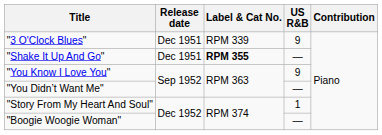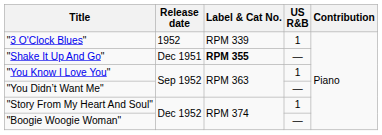(179, 40) Dec 1951 -> (169, 40) 1952
(298, 40) 9 -> (298, 40) 1
(298, 72) 9 -> (298, 72) 1
